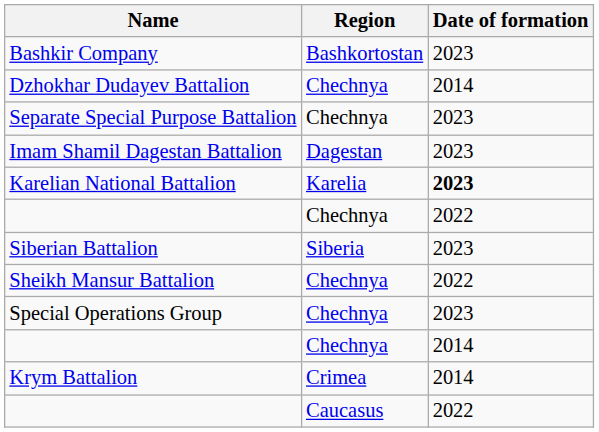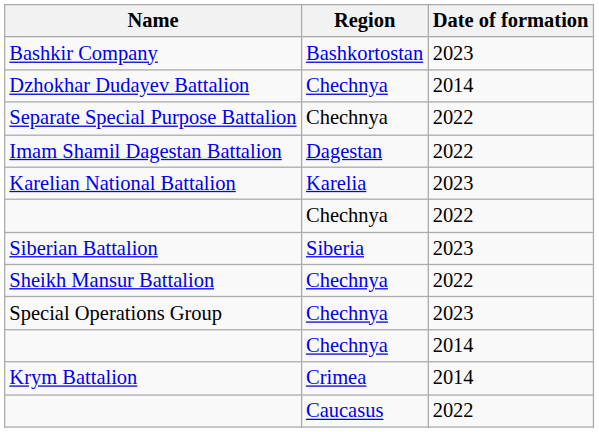(453, 118) 2023 -> (453, 118) 2022
(453, 150) 2023 -> (453, 150) 2022
(453, 183) bold -> (453, 183) normal
